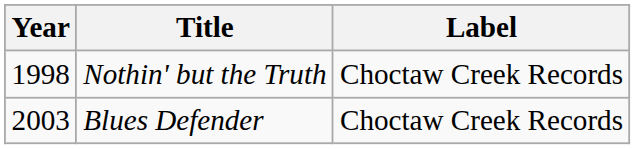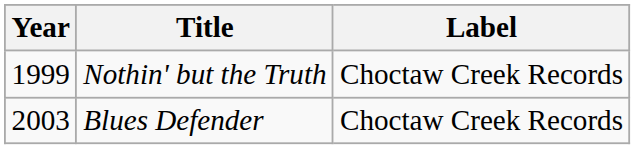(41, 73) 1998 -> (41, 73) 1999
